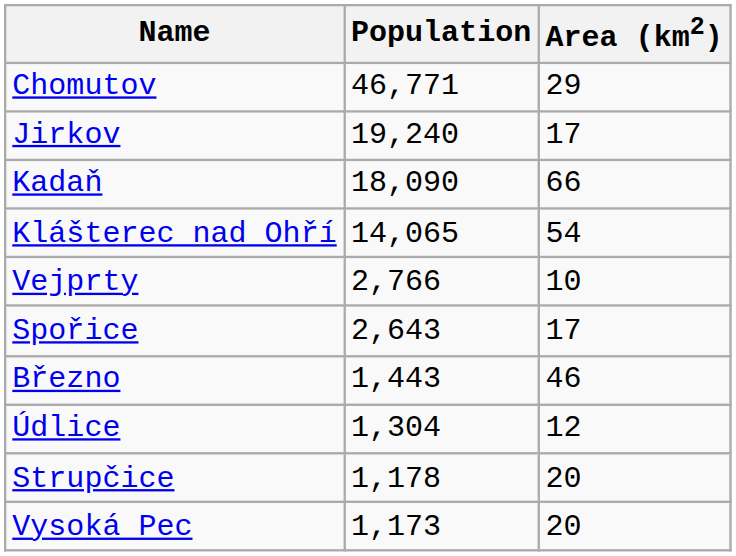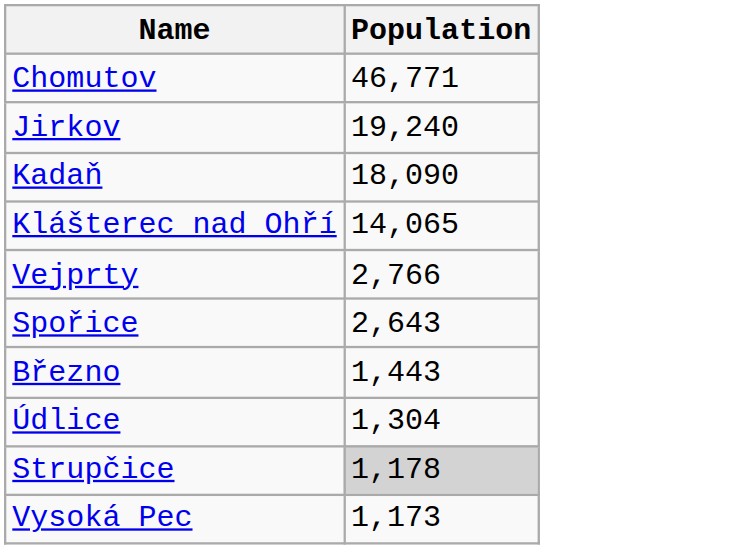- column: (634, 33)
(396, 478) no background -> (396, 470) lightgrey background
